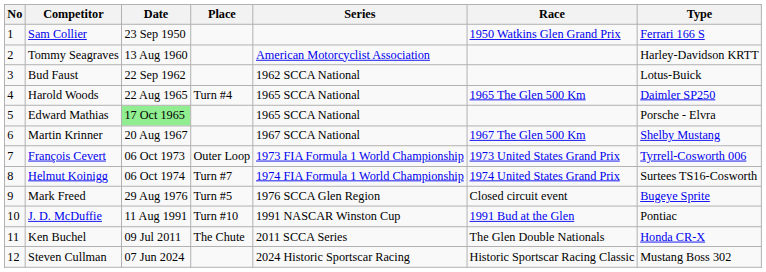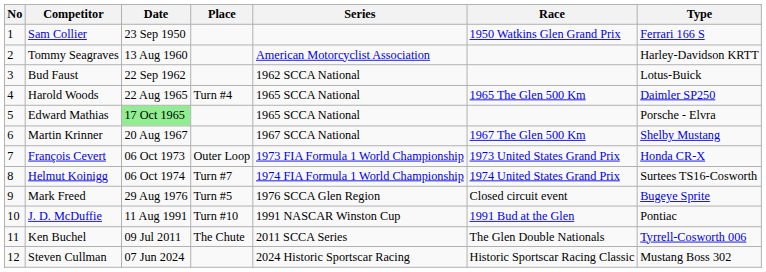(693, 155) Tyrrell-Cosworth 006 -> (673, 155) Honda CR-X
(673, 236) Honda CR-X -> (693, 236) Tyrrell-Cosworth 006
